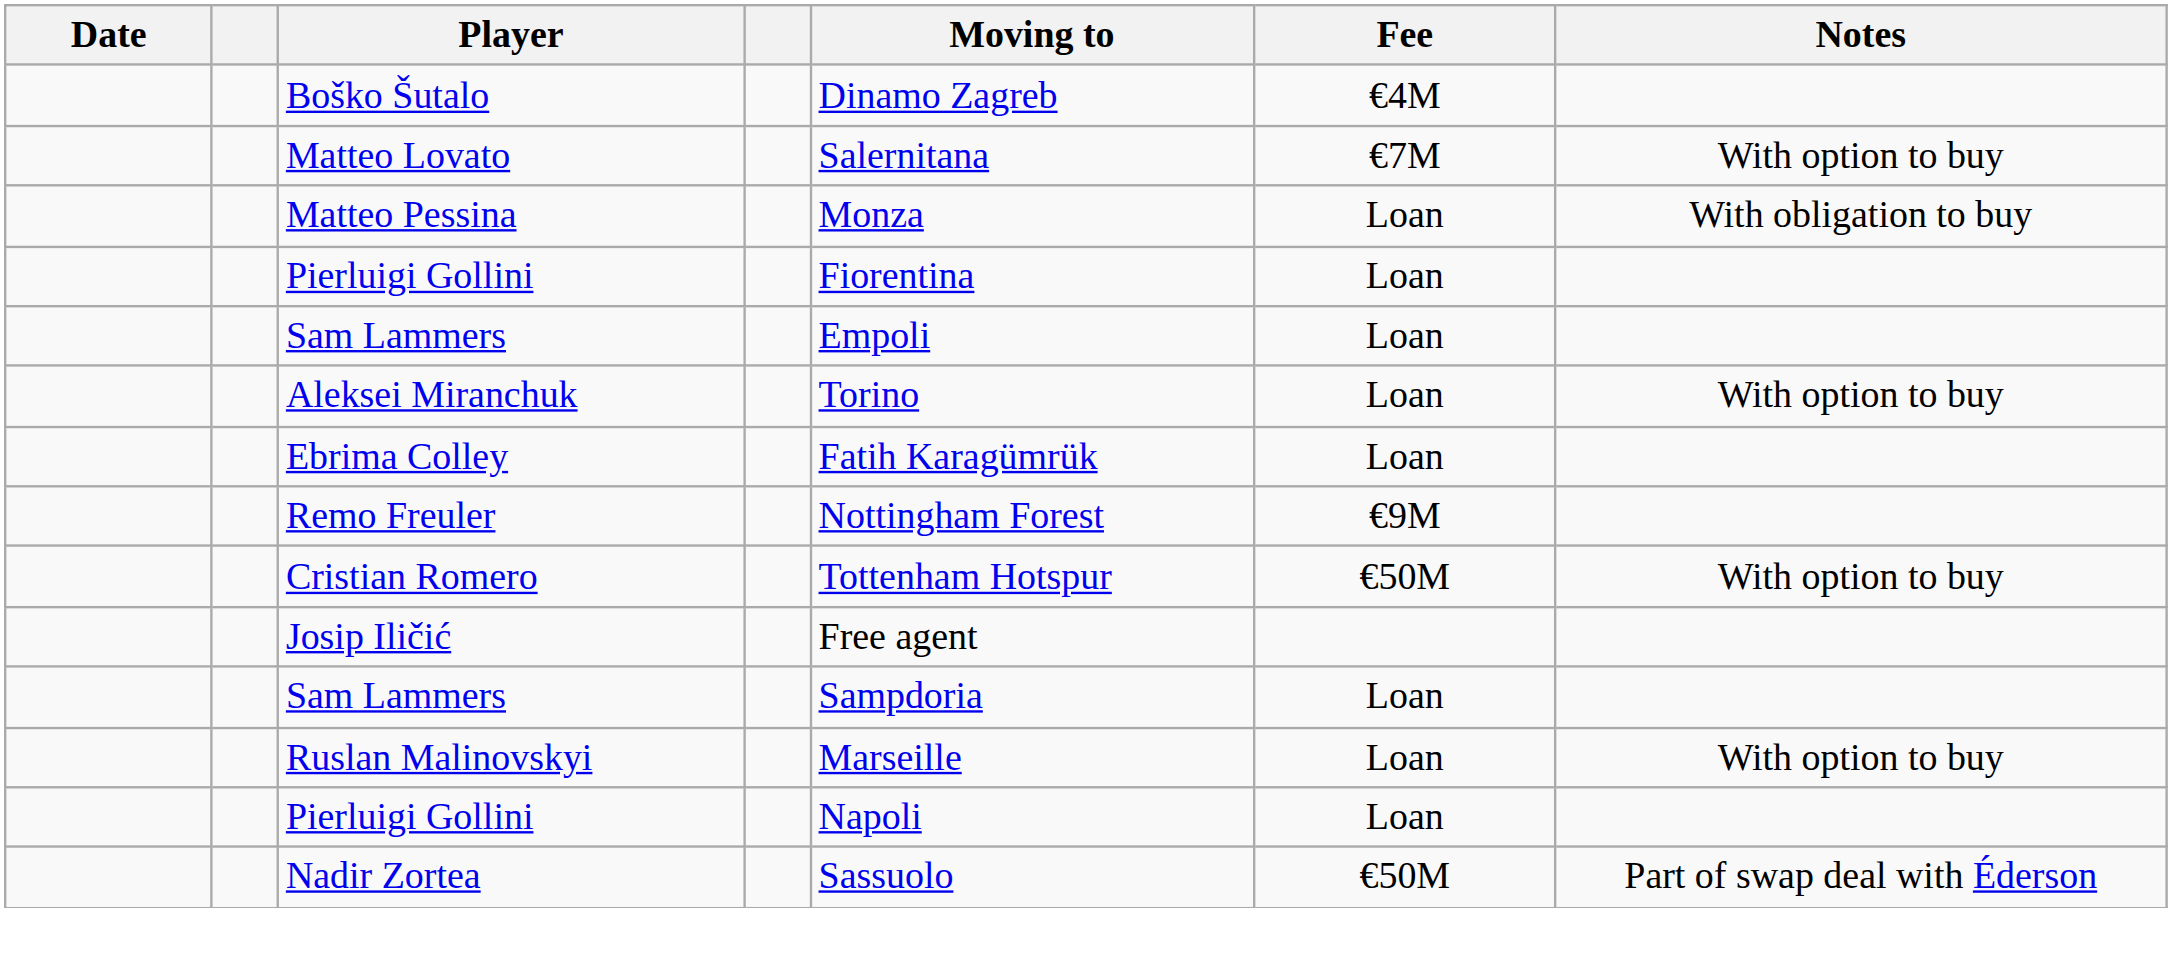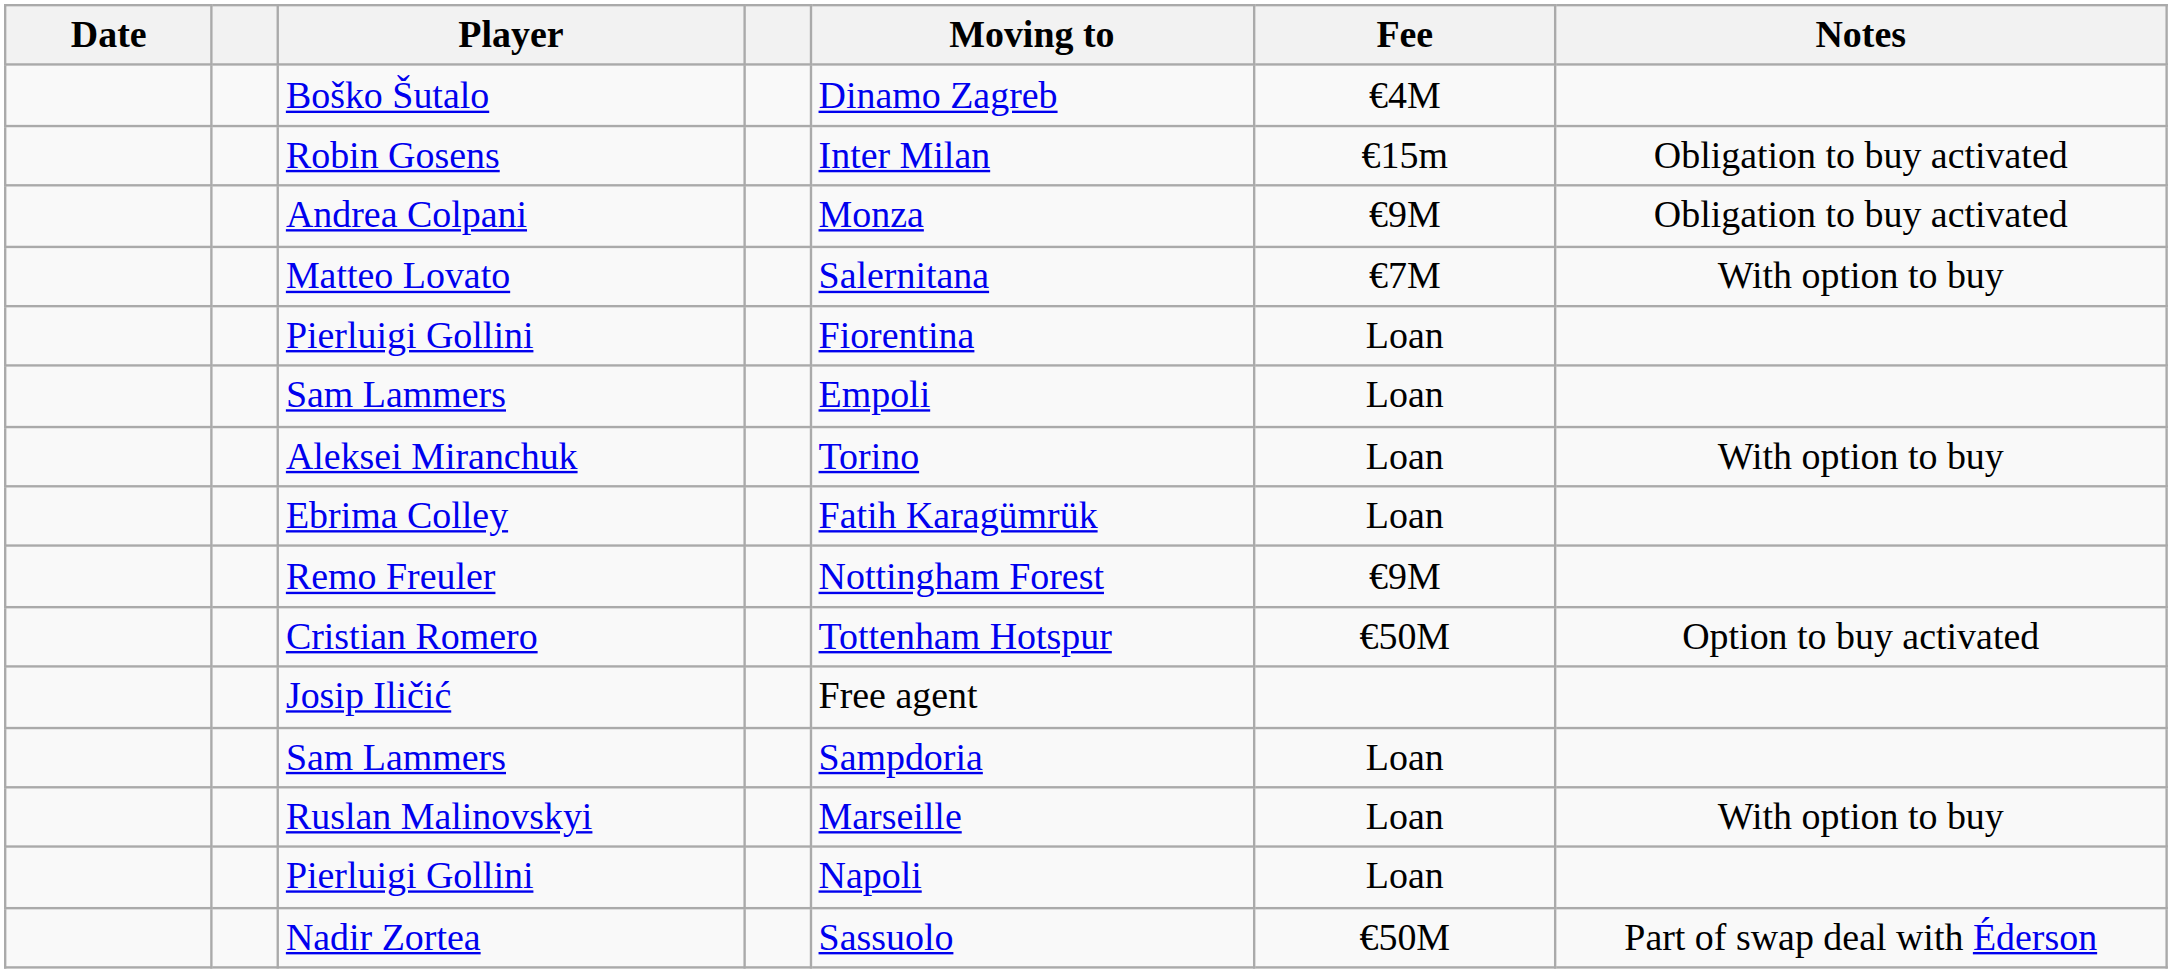+ row: (109, 156)
+ row: (109, 216)
- row: (109, 216)
(1861, 575) With option to buy -> (1861, 635) Option to buy activated
